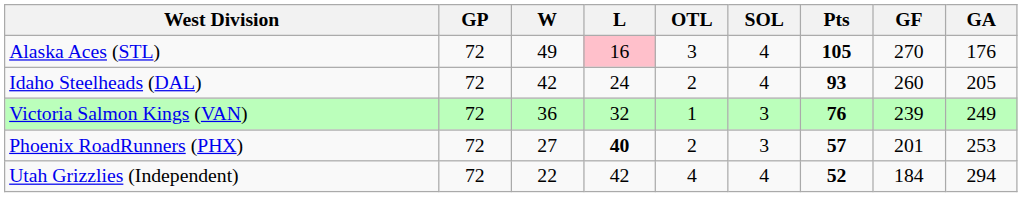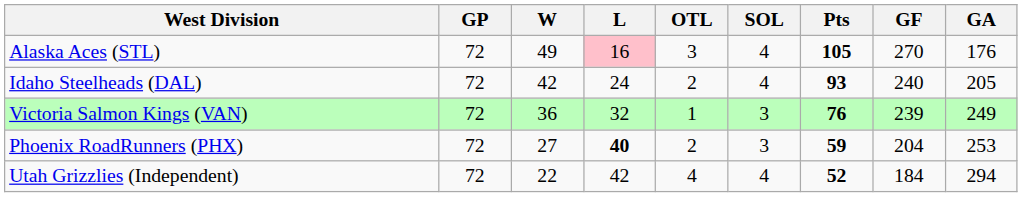(909, 82) 260 -> (909, 82) 240
(837, 144) 57 -> (837, 144) 59
(909, 144) 201 -> (909, 144) 204
